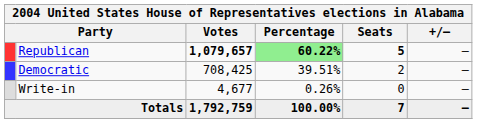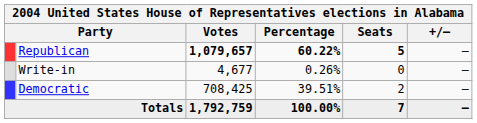(319, 52) lightgreen background -> (319, 52) no background
rows swapped: (54, 71) <-> (47, 90)
